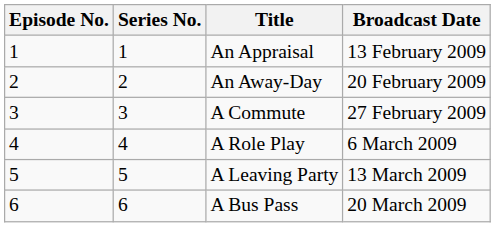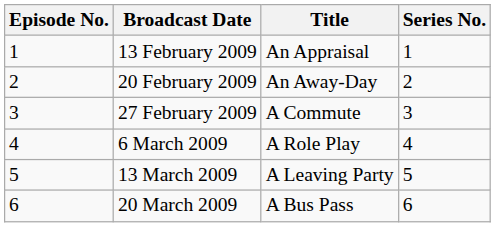columns swapped: (160, 19) <-> (417, 19)
